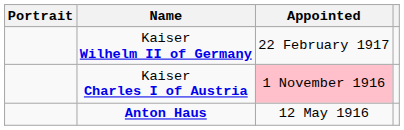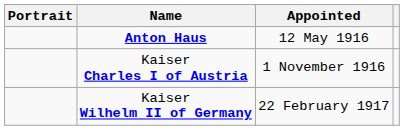rows swapped: (166, 114) <-> (166, 46)
(324, 84) pink background -> (324, 68) no background
